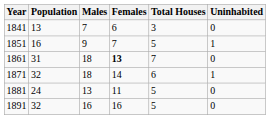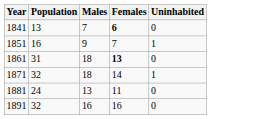- column: (178, 12)
(114, 28) normal -> (114, 28) bold
